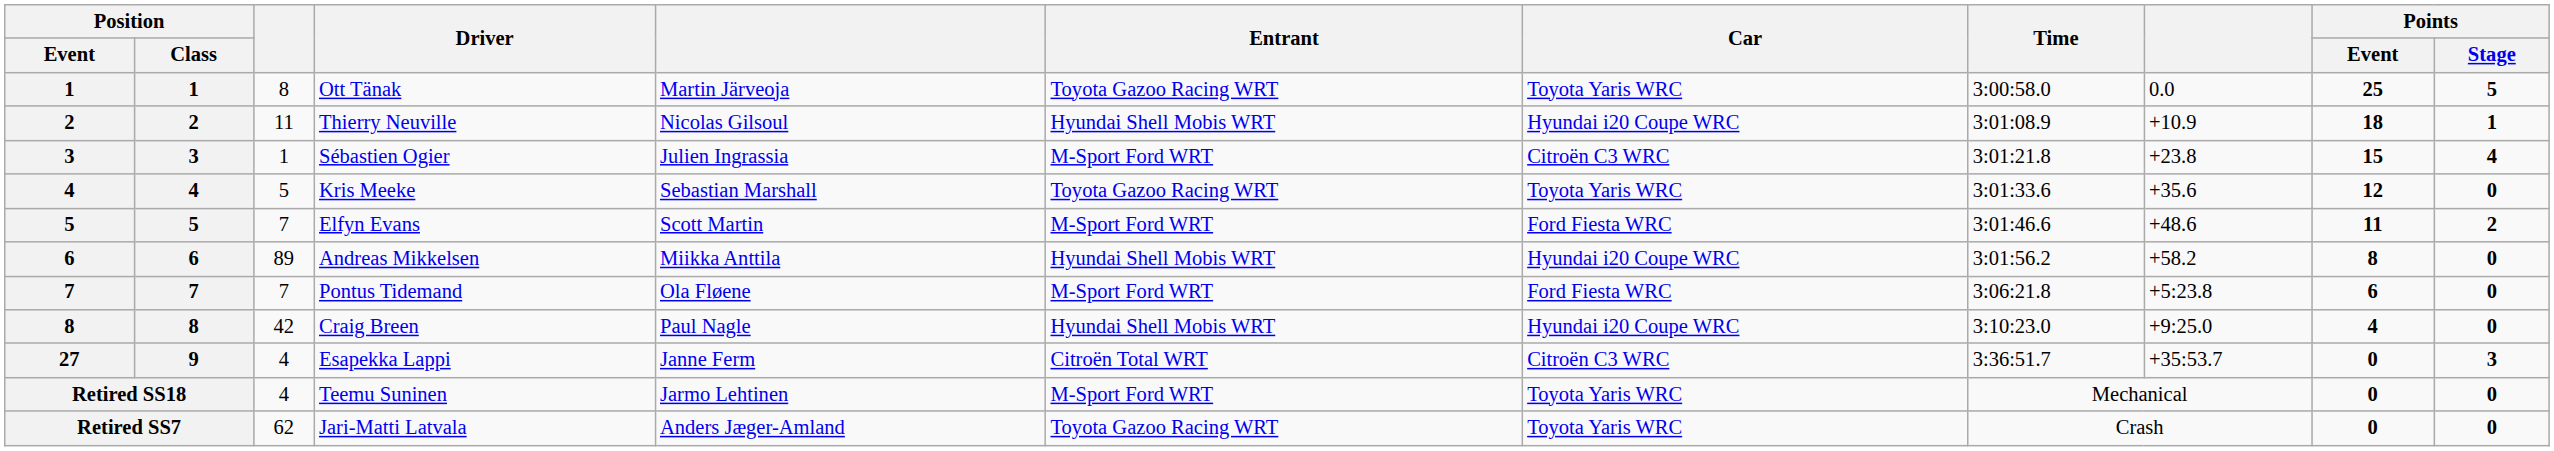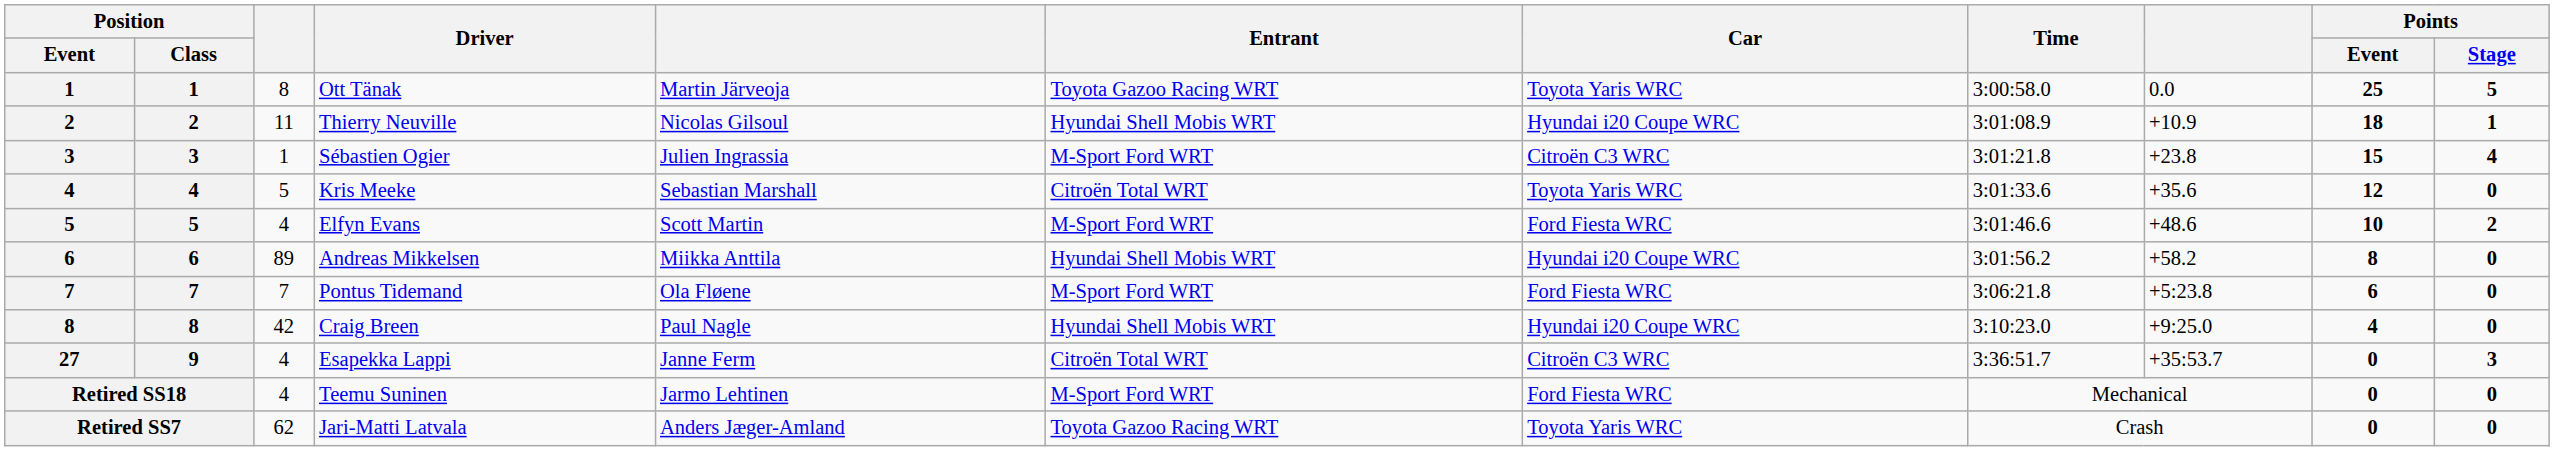(1164, 190) Toyota Gazoo Racing WRT -> (1129, 190) Citroën Total WRT
(284, 224) 7 -> (284, 224) 4
(2373, 224) 11 -> (2373, 224) 10
(1605, 393) Toyota Yaris WRC -> (1599, 393) Ford Fiesta WRC
